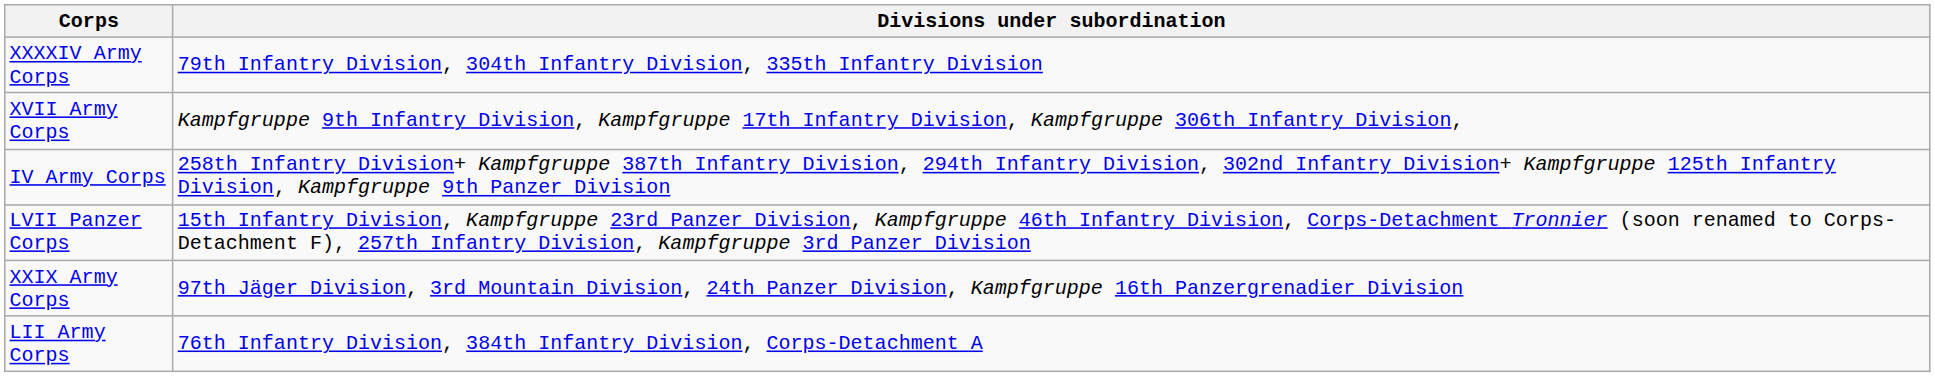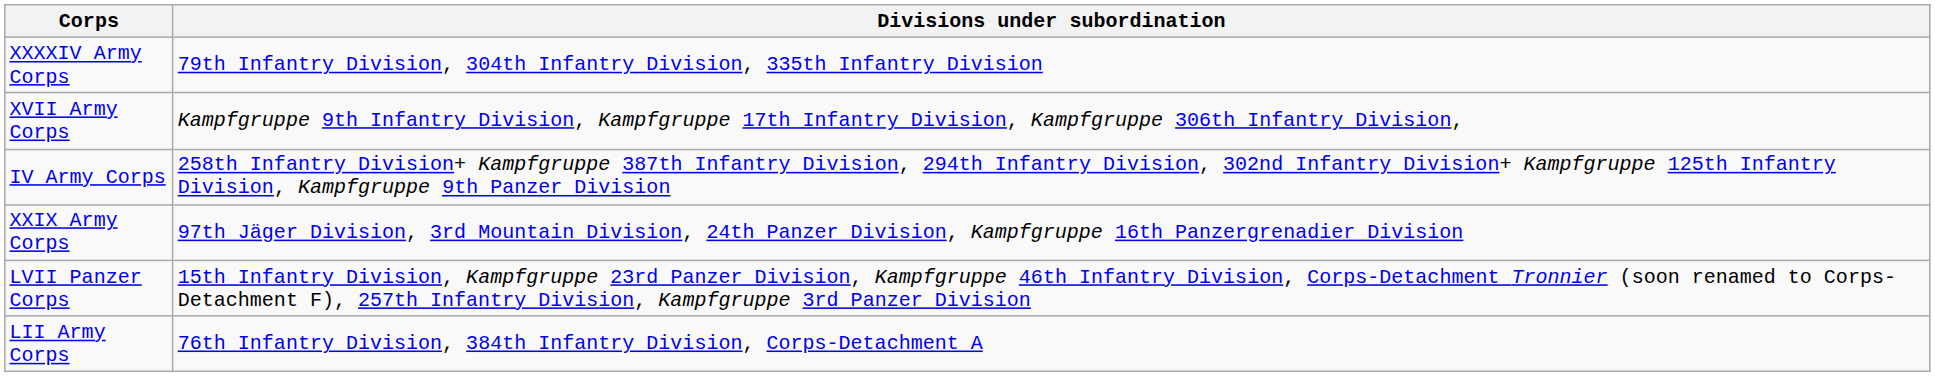rows swapped: (64, 288) <-> (76, 232)
